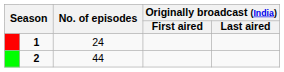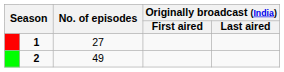(98, 42) 24 -> (98, 42) 27
(98, 58) 44 -> (98, 58) 49
